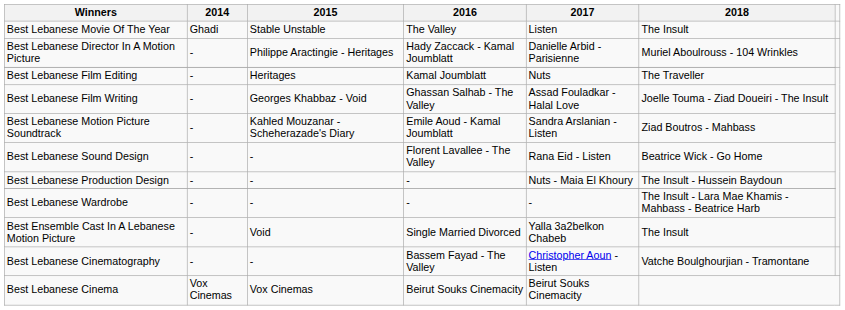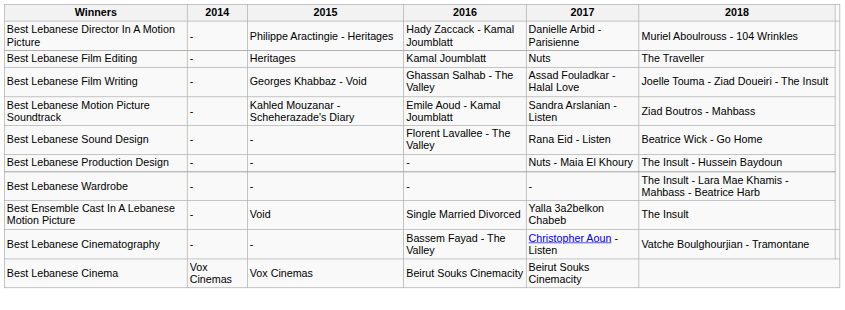- row: (88, 30)
